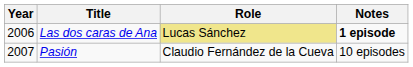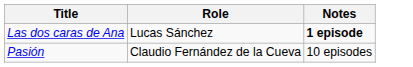- column: (21, 14)
(204, 33) khaki background -> (172, 33) no background
